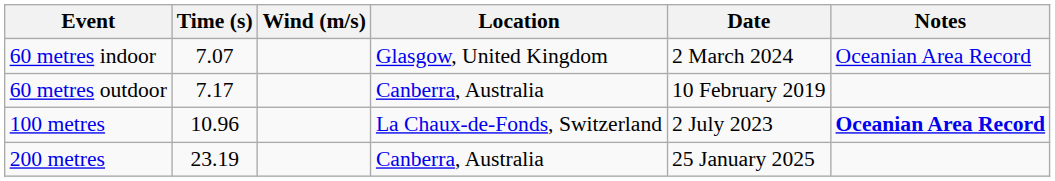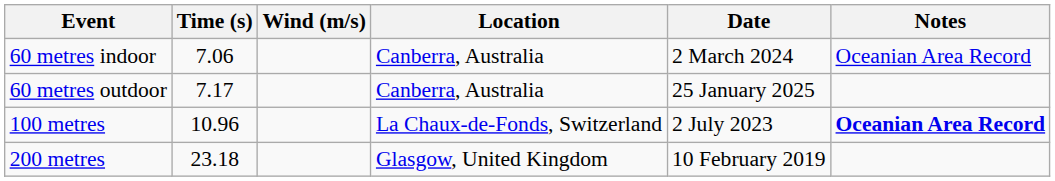(215, 55) 7.07 -> (215, 55) 7.06
(492, 55) Glasgow, United Kingdom -> (460, 55) Canberra, Australia
(749, 90) 10 February 2019 -> (743, 90) 25 January 2025
(215, 158) 23.19 -> (215, 158) 23.18
(460, 158) Canberra, Australia -> (492, 158) Glasgow, United Kingdom
(743, 158) 25 January 2025 -> (749, 158) 10 February 2019
